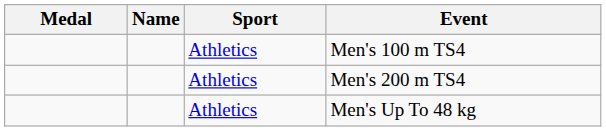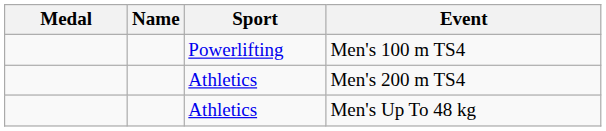(223, 49) Athletics -> (236, 49) Powerlifting
